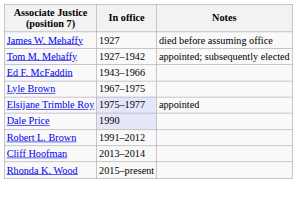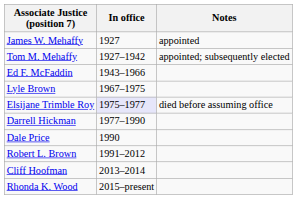(216, 40) died before assuming office -> (179, 40) appointed
(179, 105) appointed -> (216, 105) died before assuming office
+ row: (41, 121)
(109, 121) lavender background -> (109, 137) no background
